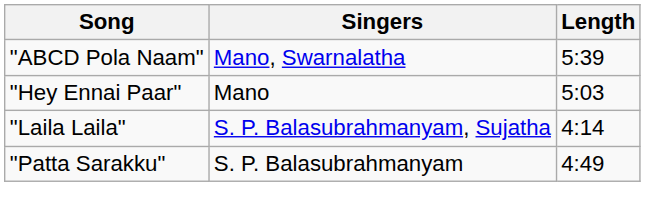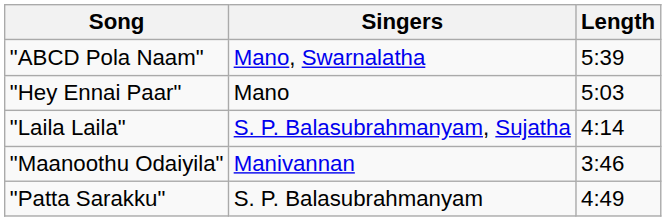+ row: (117, 163)
